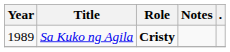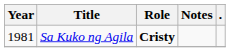(21, 36) 1989 -> (21, 36) 1981
